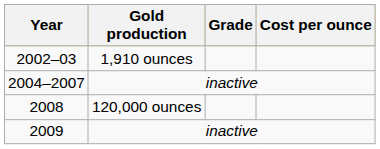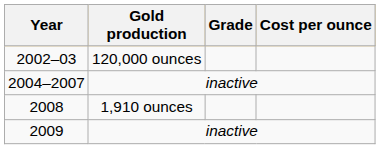(147, 58) 1,910 ounces -> (147, 58) 120,000 ounces
(147, 107) 120,000 ounces -> (147, 107) 1,910 ounces
